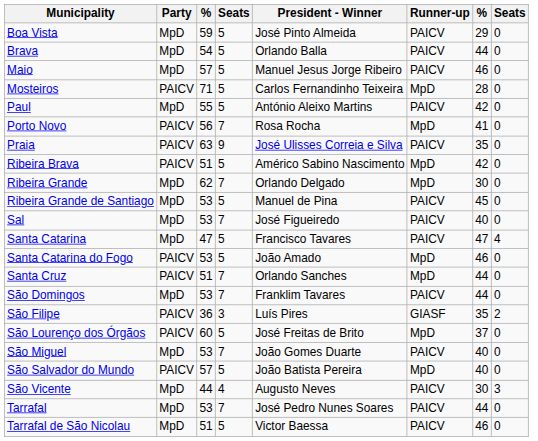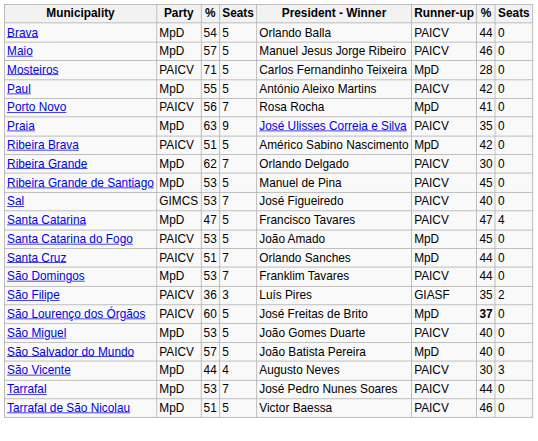- row: (32, 32)
(177, 145) PAICV -> (172, 126) MpD
(422, 182) MpD -> (431, 164) PAICV
(172, 220) MpD -> (179, 201) GIMCS
(482, 257) 46 -> (486, 239) 45
(482, 333) normal -> (486, 314) bold
(221, 351) 7 -> (226, 333) 5
